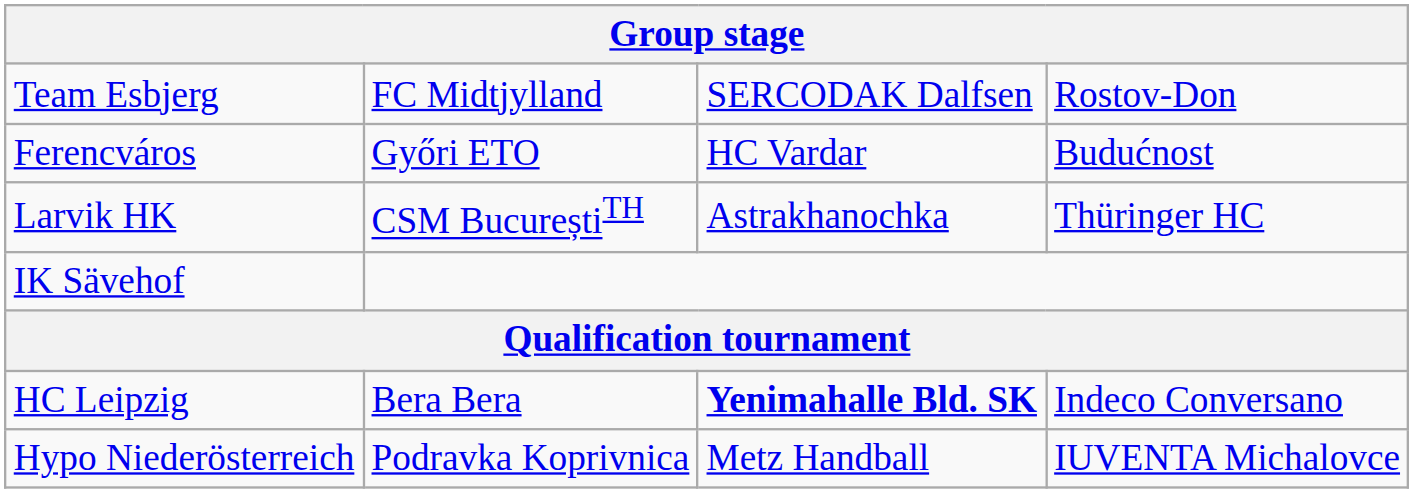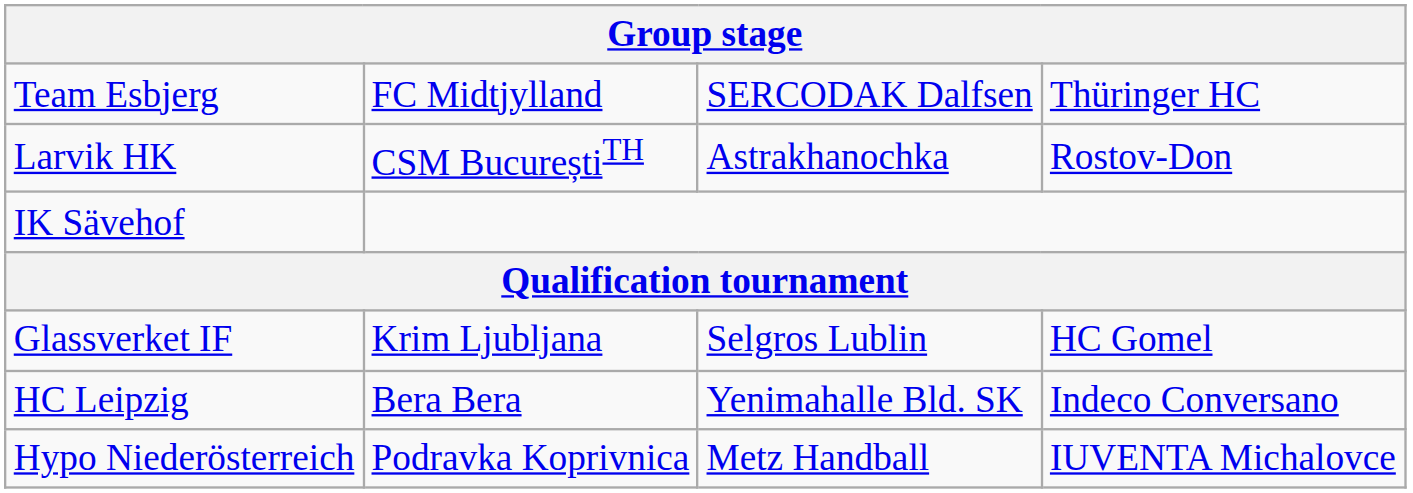(1145, 93) Rostov-Don -> (1155, 93) Thüringer HC
- row: (105, 152)
(1159, 216) Thüringer HC -> (1141, 157) Rostov-Don
+ row: (123, 339)
(872, 398) bold -> (865, 398) normal
